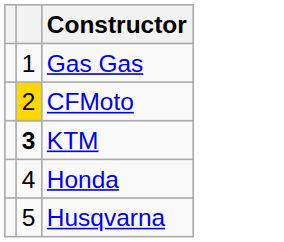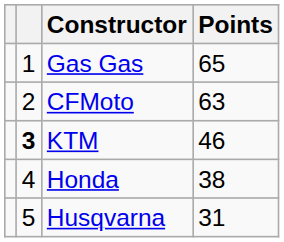+ column: (236, 24)
(29, 102) gold background -> (29, 102) no background
